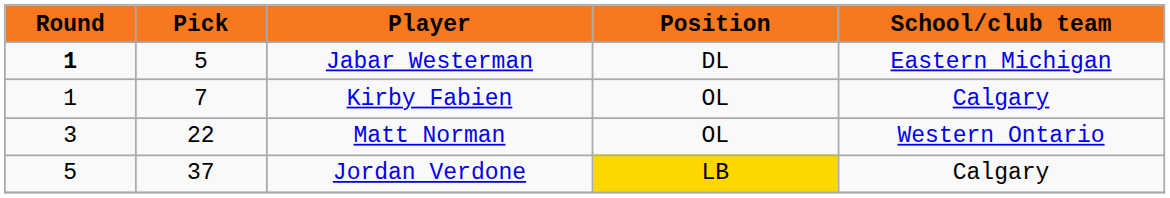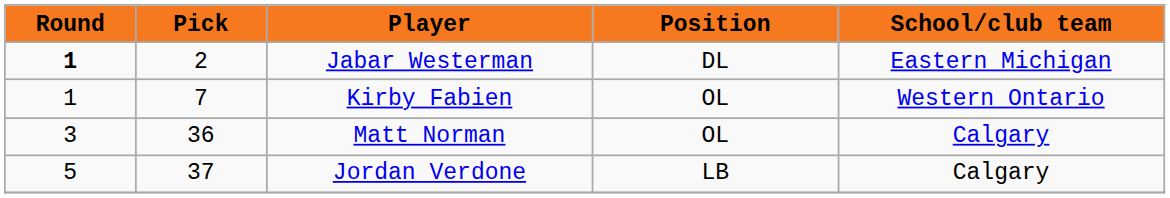(201, 61) 5 -> (201, 61) 2
(1001, 99) Calgary -> (1001, 99) Western Ontario
(201, 136) 22 -> (201, 136) 36
(1001, 136) Western Ontario -> (1001, 136) Calgary
(715, 174) gold background -> (715, 174) no background
